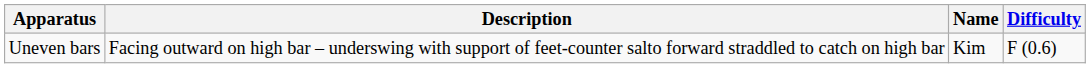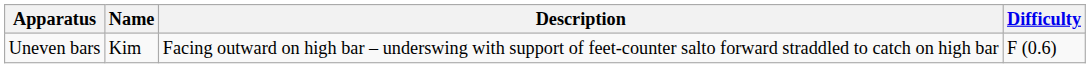columns swapped: (976, 18) <-> (527, 18)
